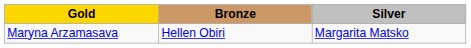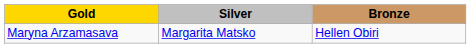columns swapped: (389, 14) <-> (235, 14)
